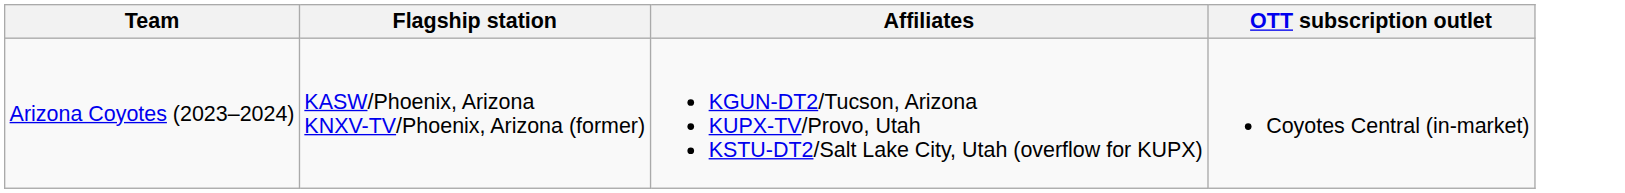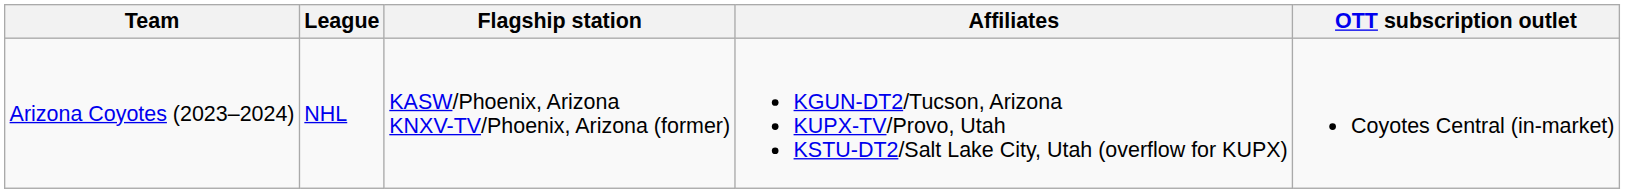+ column: (342, 21)
